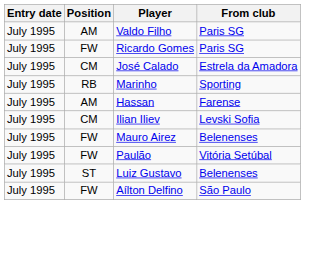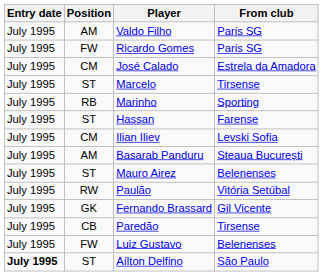+ row: (136, 84)
(89, 102) AM -> (89, 119) ST
+ row: (160, 155)
(89, 137) FW -> (89, 173) ST
(89, 155) FW -> (89, 191) RW
+ row: (164, 208)
+ row: (137, 226)
(89, 173) ST -> (89, 244) FW
(31, 191) normal -> (32, 262) bold
(89, 191) FW -> (89, 262) ST
